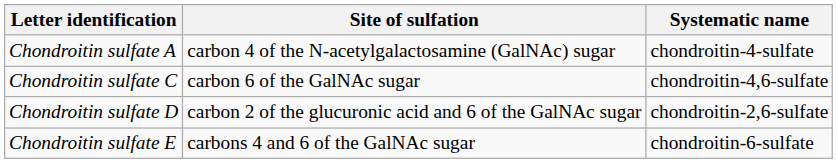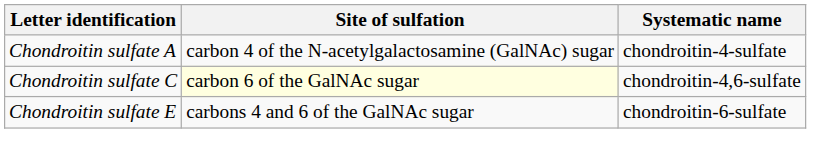(304, 81) no background -> (303, 81) lightyellow background
- row: (94, 111)
